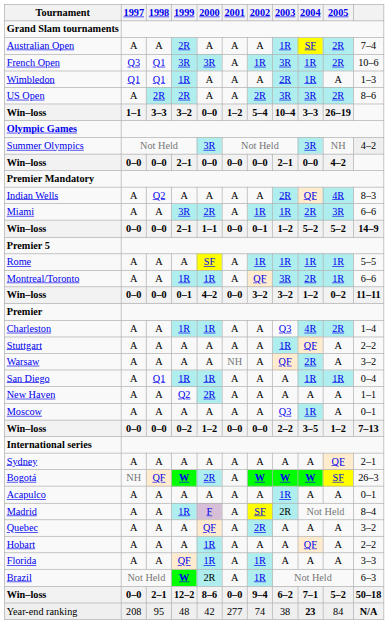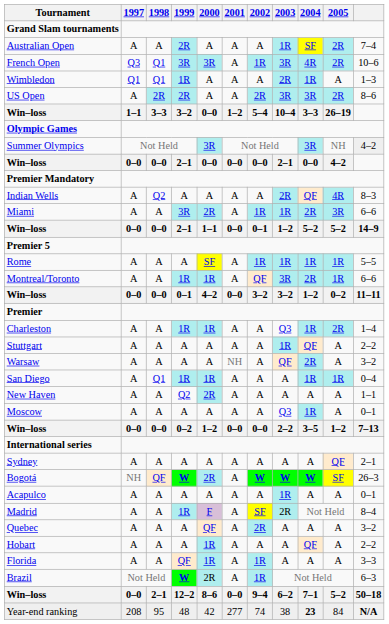(310, 62) 1R -> (310, 62) 4R
(310, 328) 4R -> (310, 328) 1R
